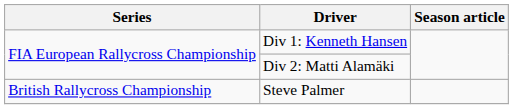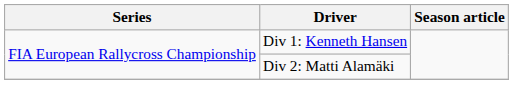- row: (304, 91)
